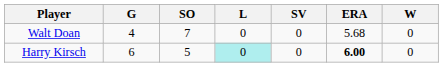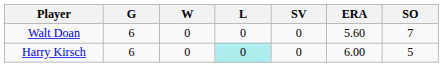columns swapped: (410, 14) <-> (187, 14)
(131, 33) 4 -> (131, 33) 6
(355, 33) 5.68 -> (355, 33) 5.60
(355, 52) bold -> (355, 52) normal
